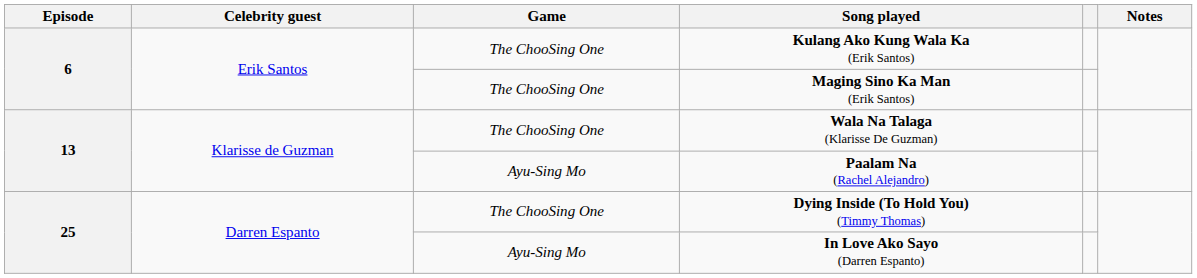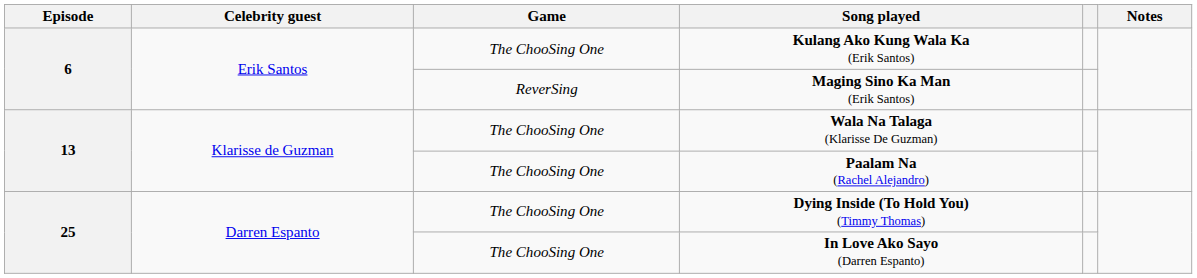(547, 89) The ChooSing One -> (547, 89) ReverSing
(547, 171) Ayu-Sing Mo -> (547, 171) The ChooSing One
(547, 252) Ayu-Sing Mo -> (547, 252) The ChooSing One
